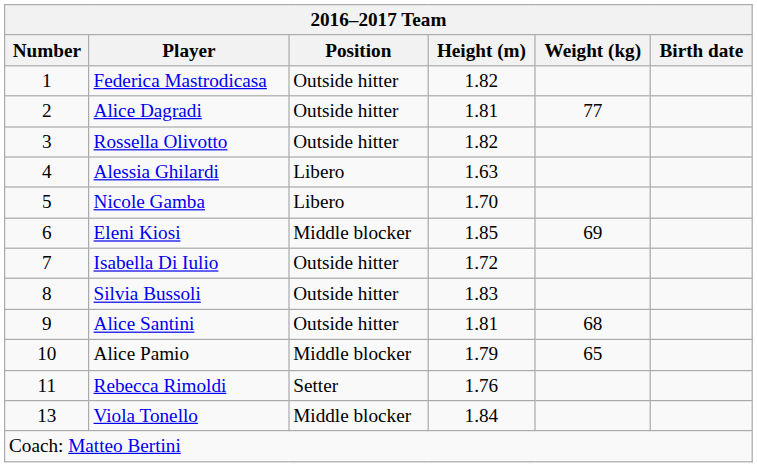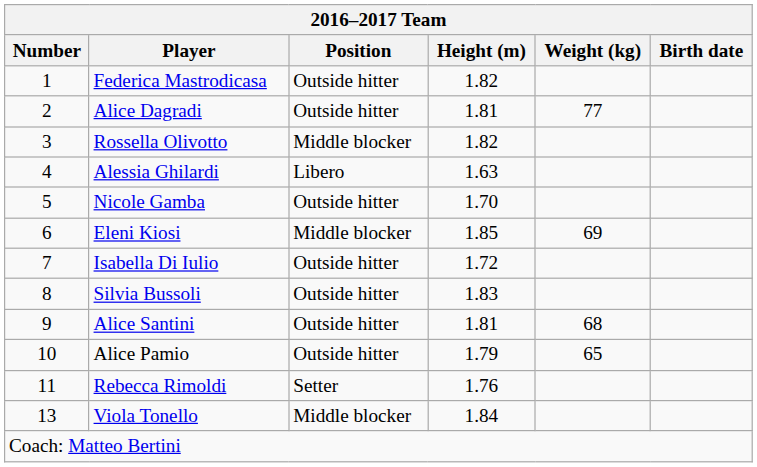(346, 141) Outside hitter -> (352, 141) Middle blocker
(319, 202) Libero -> (346, 202) Outside hitter
(352, 354) Middle blocker -> (346, 354) Outside hitter
